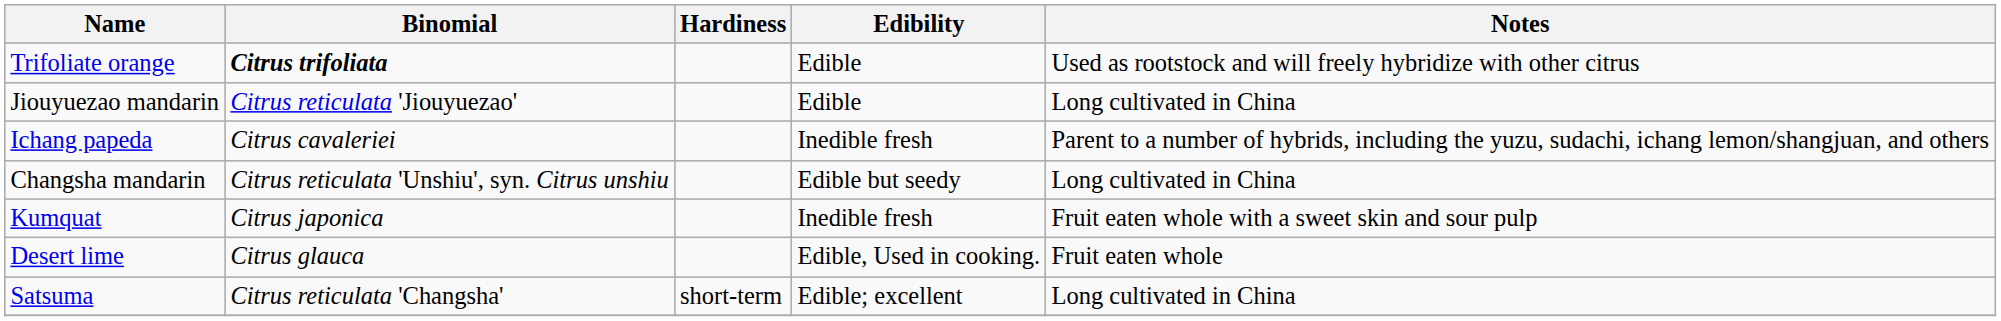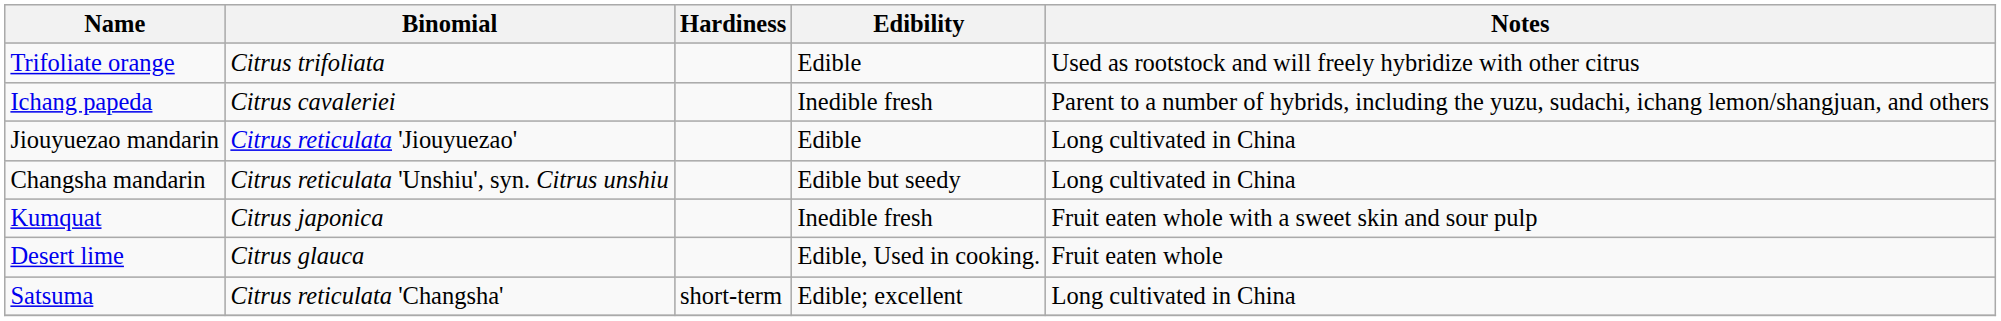(309, 62) bold -> (308, 62) normal
rows swapped: (81, 140) <-> (115, 101)
